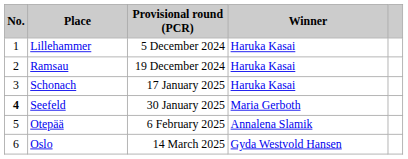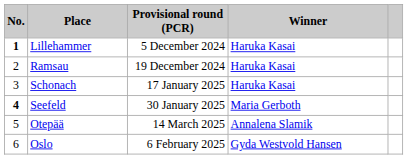(16, 47) normal -> (16, 47) bold
(186, 124) 6 February 2025 -> (189, 124) 14 March 2025
(189, 143) 14 March 2025 -> (186, 143) 6 February 2025
